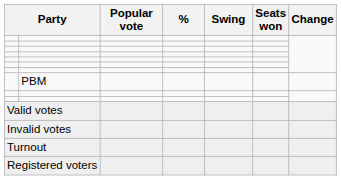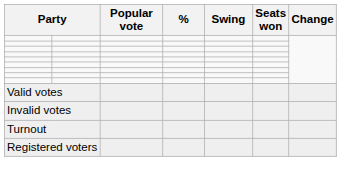- row: (11, 82)
